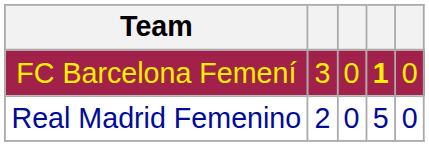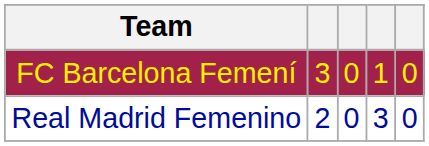(381, 72) bold -> (381, 72) normal
(381, 118) 5 -> (381, 118) 3
